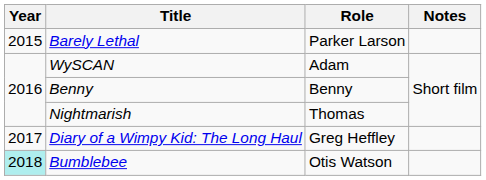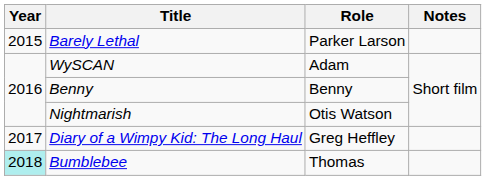(337, 114) Thomas -> (350, 114) Otis Watson
(350, 162) Otis Watson -> (337, 162) Thomas
